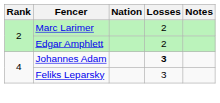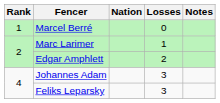+ row: (64, 28)
(164, 28) 2 -> (164, 43) 1
(164, 59) bold -> (164, 75) normal
